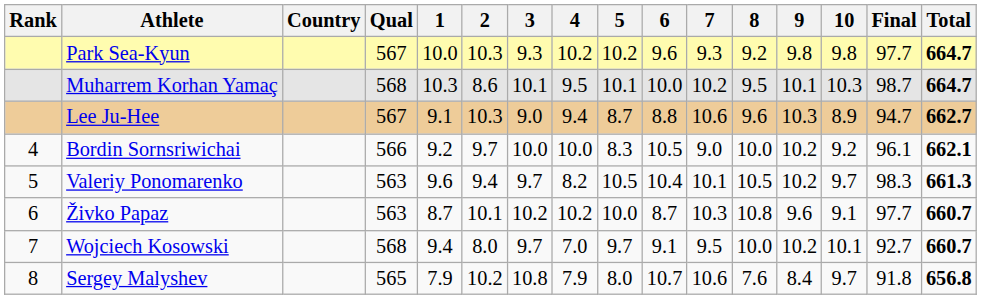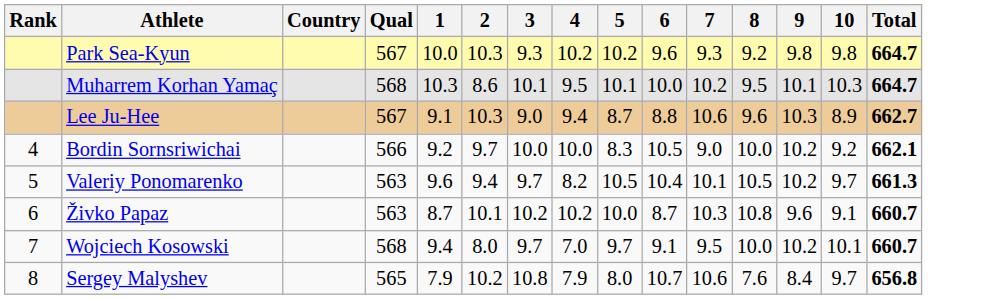- column: (894, 20)
